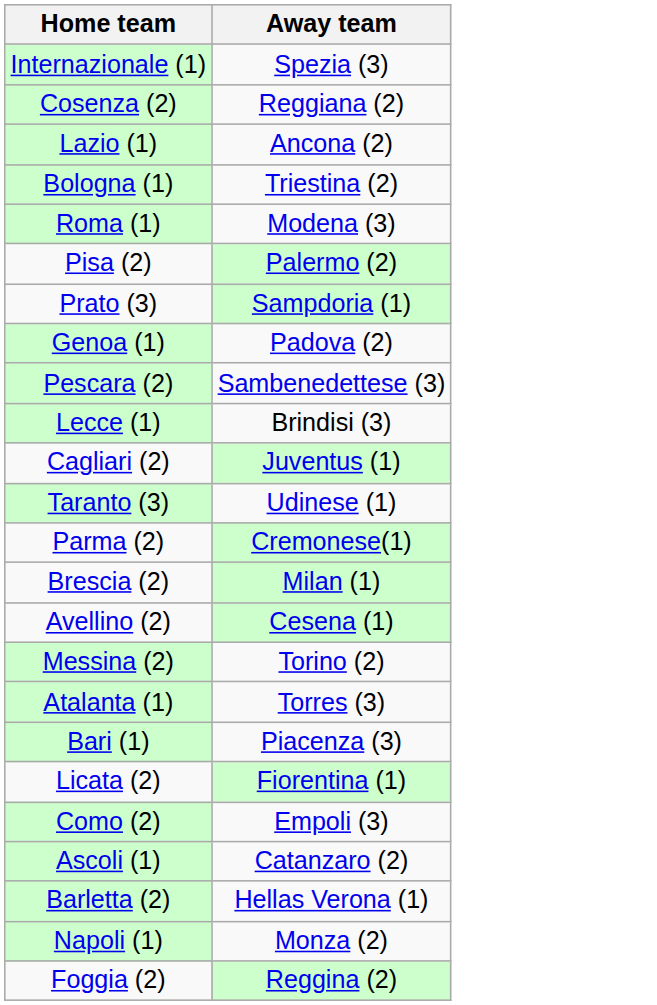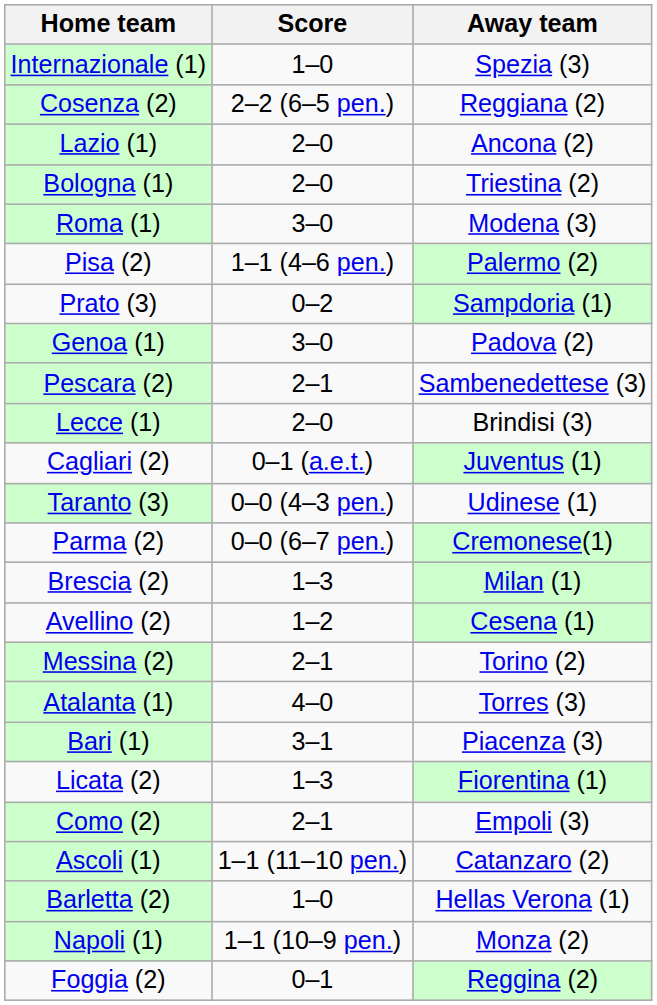+ column: (312, 24)
